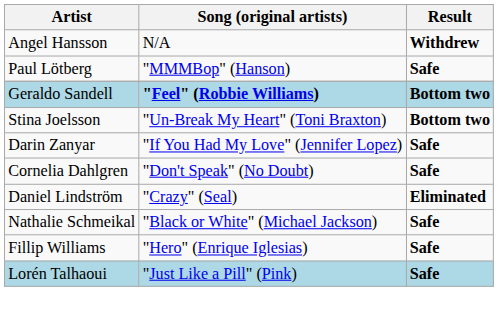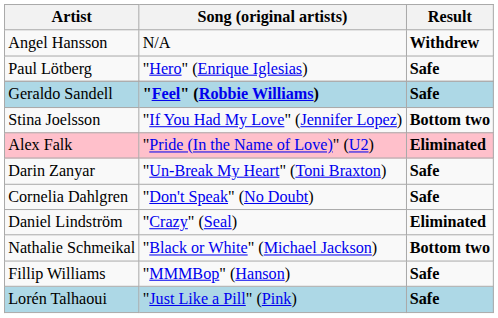(216, 68) "MMMBop" (Hanson) -> (225, 68) "Hero" (Enrique Iglesias)
(450, 94) Bottom two -> (425, 94) Safe
(264, 119) "Un-Break My Heart" (Toni Braxton) -> (272, 119) "If You Had My Love" (Jennifer Lopez)
+ row: (40, 145)
(272, 145) "If You Had My Love" (Jennifer Lopez) -> (264, 171) "Un-Break My Heart" (Toni Braxton)
(425, 222) Safe -> (450, 247) Bottom two
(225, 247) "Hero" (Enrique Iglesias) -> (216, 273) "MMMBop" (Hanson)
